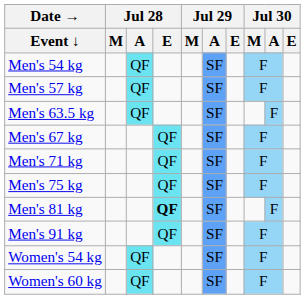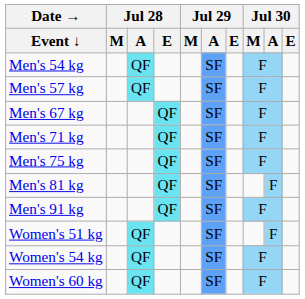- row: (51, 112)
(167, 209) bold -> (167, 185) normal
+ row: (56, 233)
